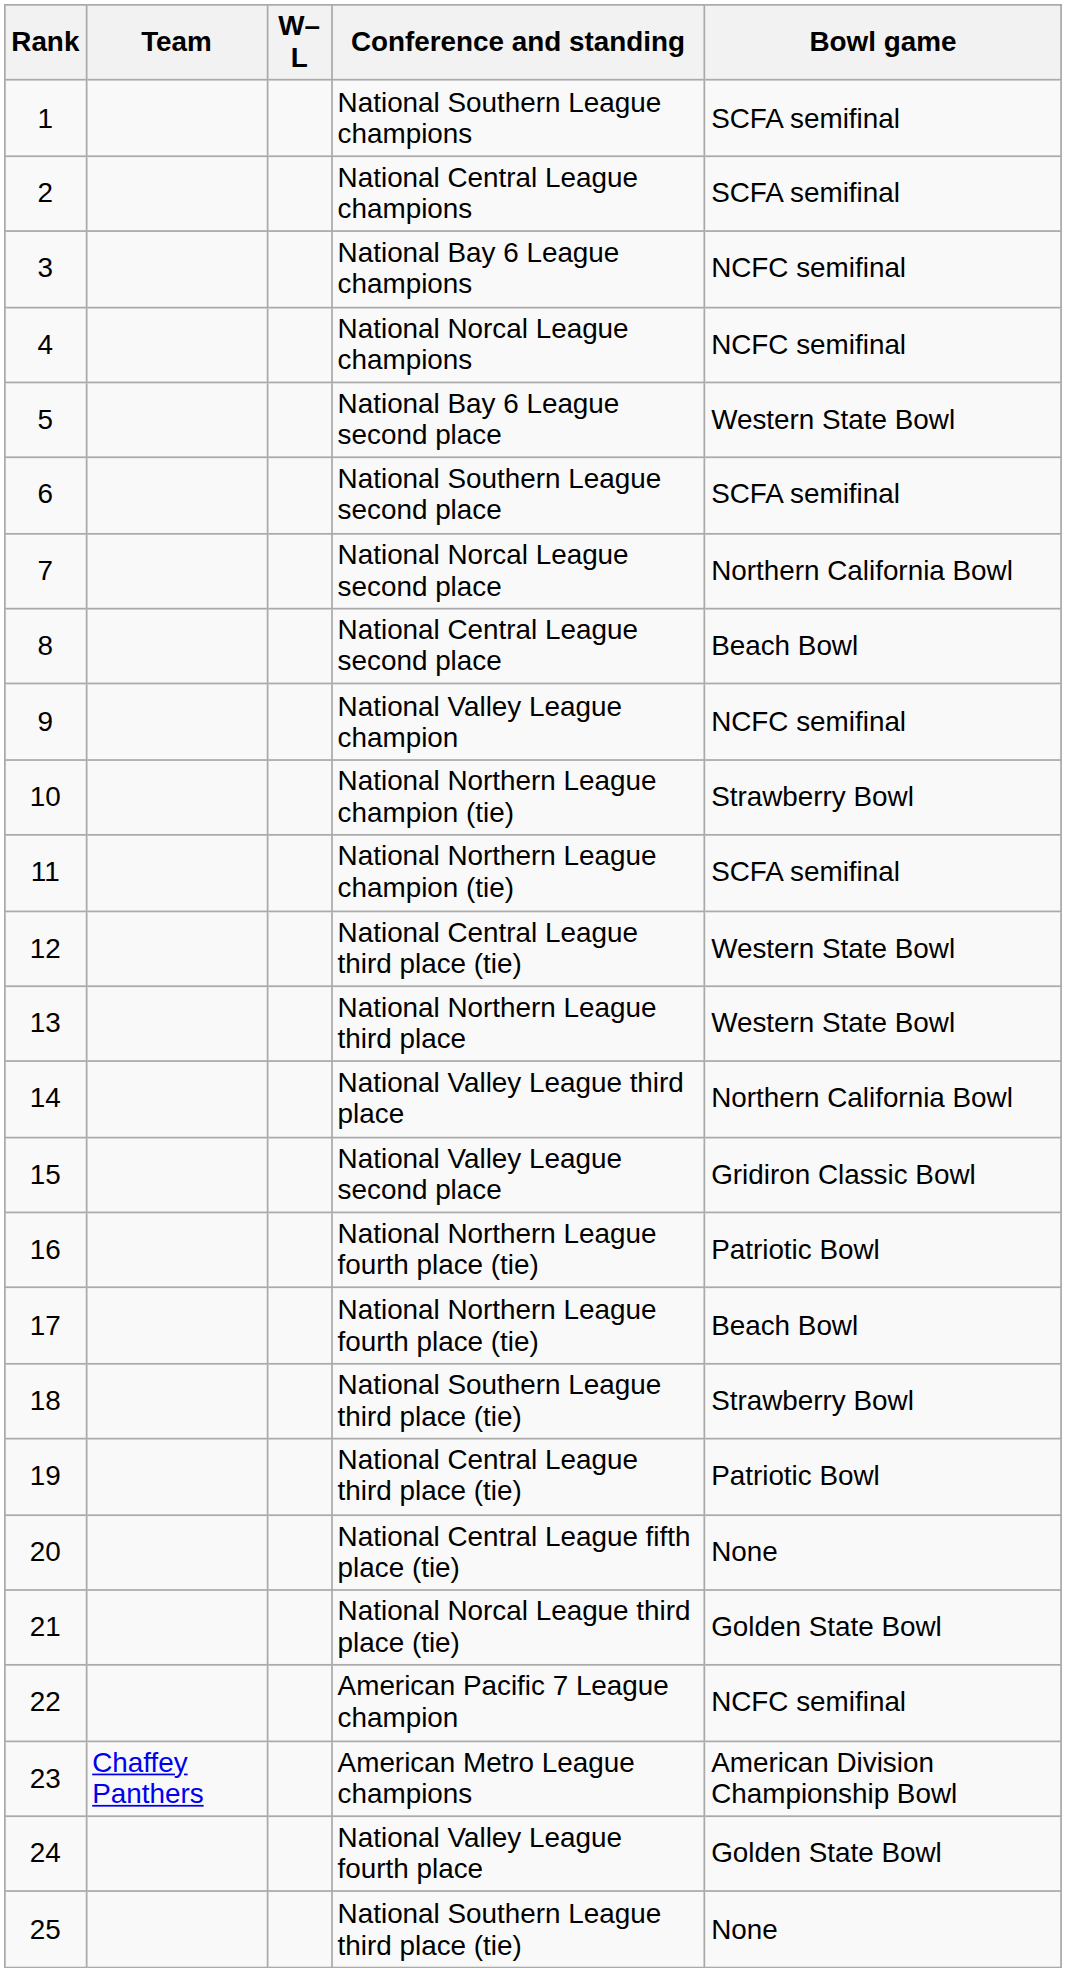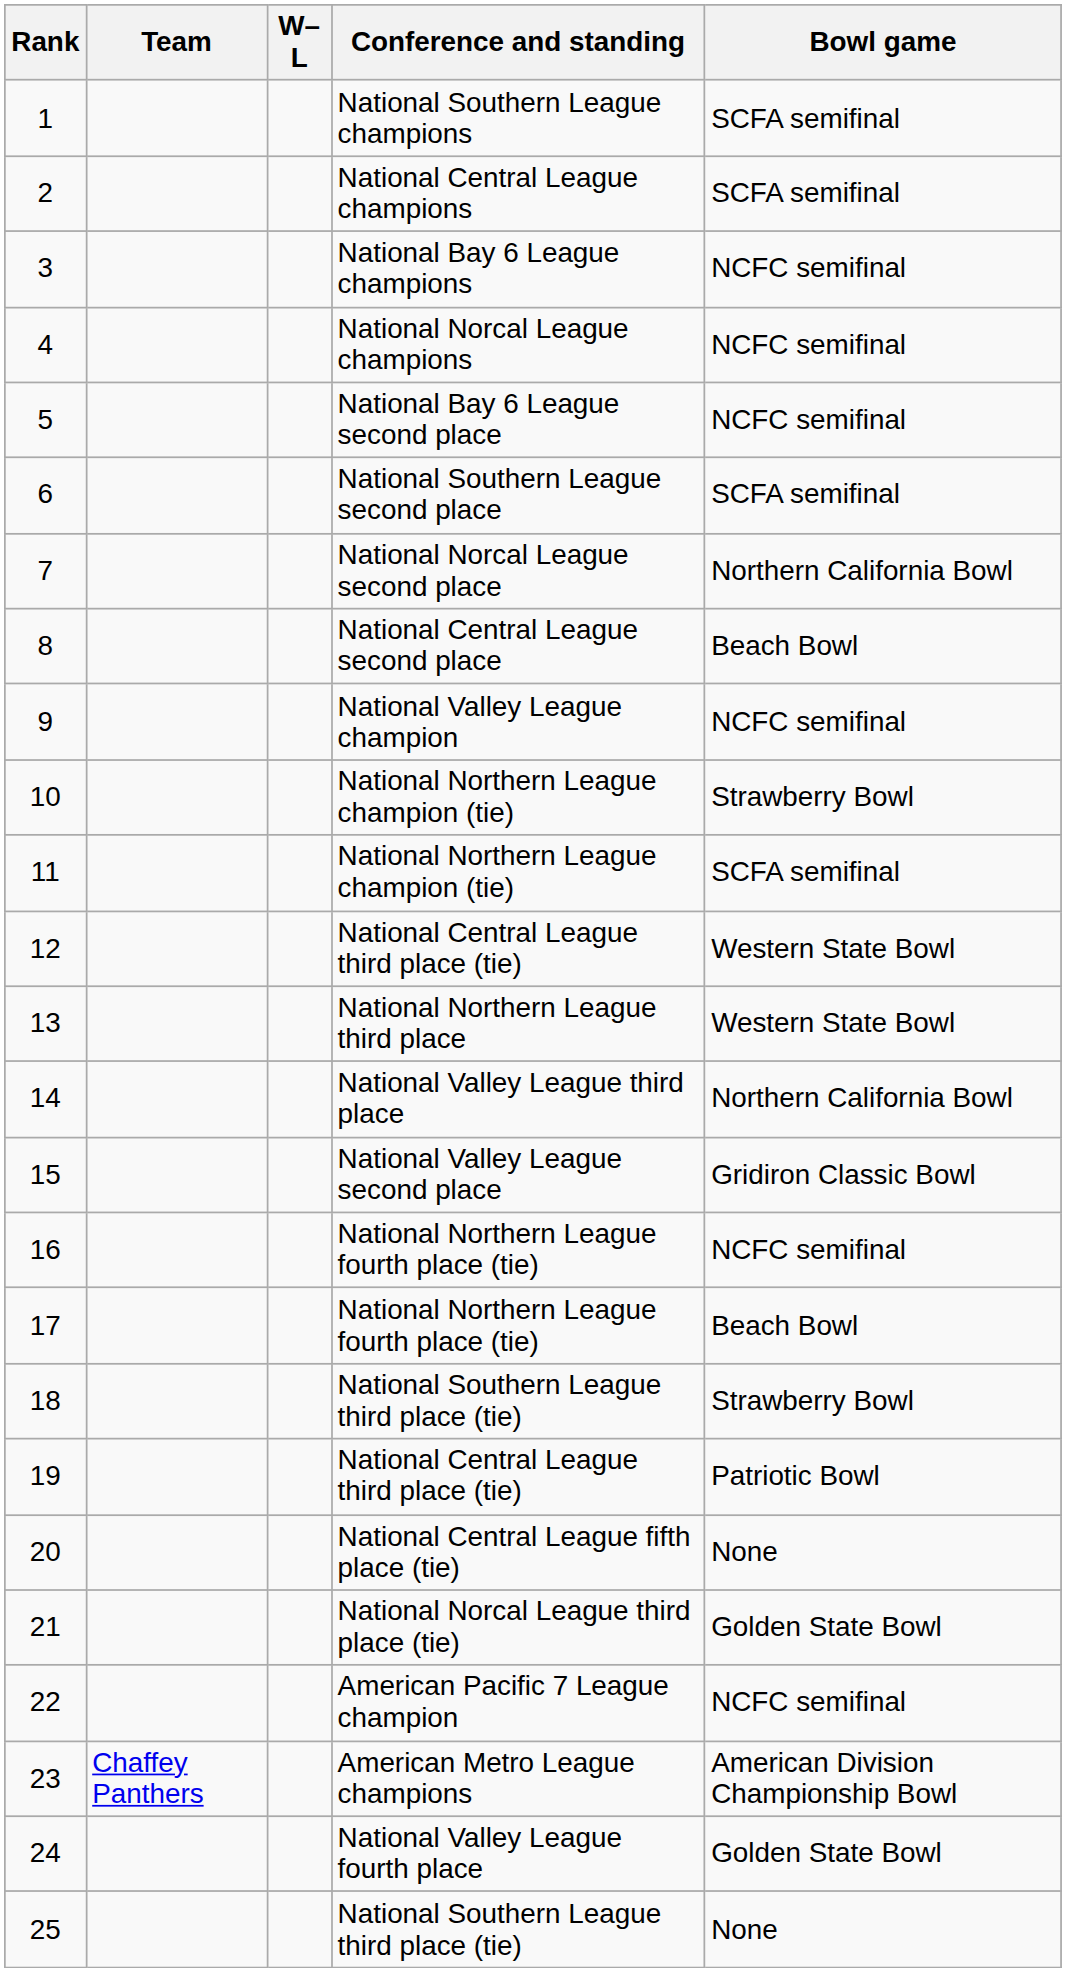(833, 419) Western State Bowl -> (809, 419) NCFC semifinal
(795, 1249) Patriotic Bowl -> (809, 1249) NCFC semifinal
